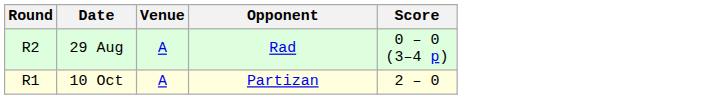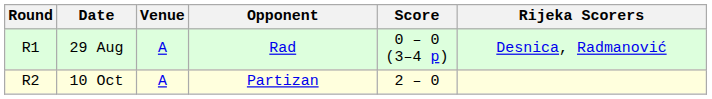+ column: (581, 17)
(31, 50) R2 -> (31, 50) R1
(31, 82) R1 -> (31, 82) R2
